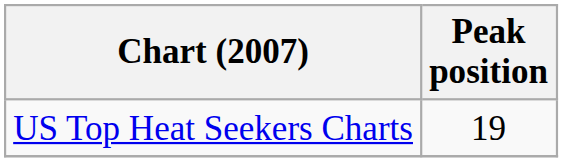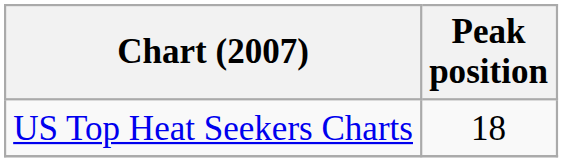(489, 127) 19 -> (489, 127) 18
